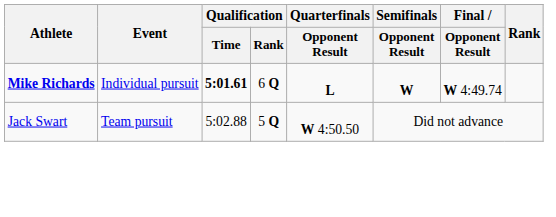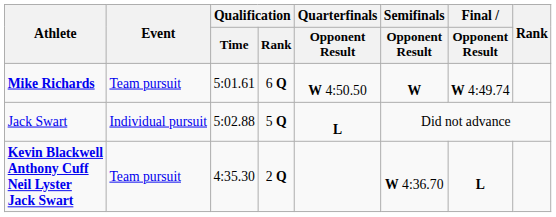(150, 83) Individual pursuit -> (145, 83) Team pursuit
(226, 83) bold -> (234, 83) normal
(330, 91) L -> (338, 91) W 4:50.50
(137, 122) Team pursuit -> (158, 122) Individual pursuit
(330, 130) W 4:50.50 -> (338, 130) L
+ row: (55, 176)
